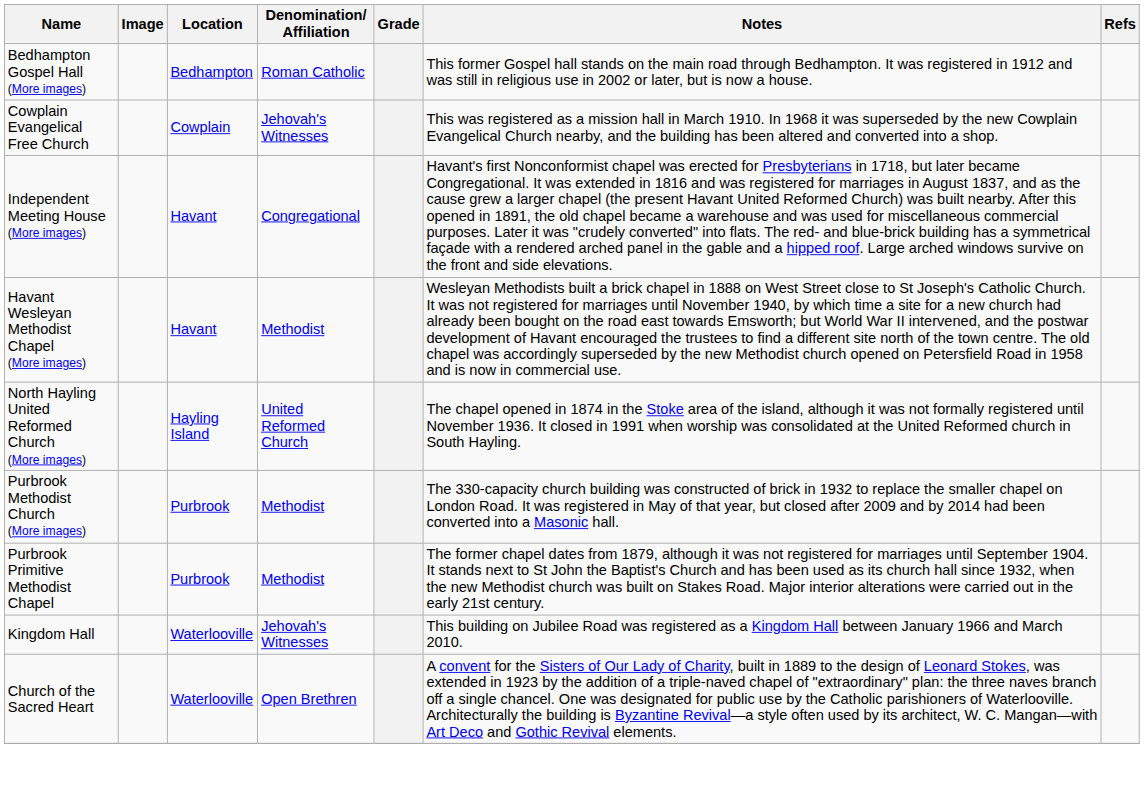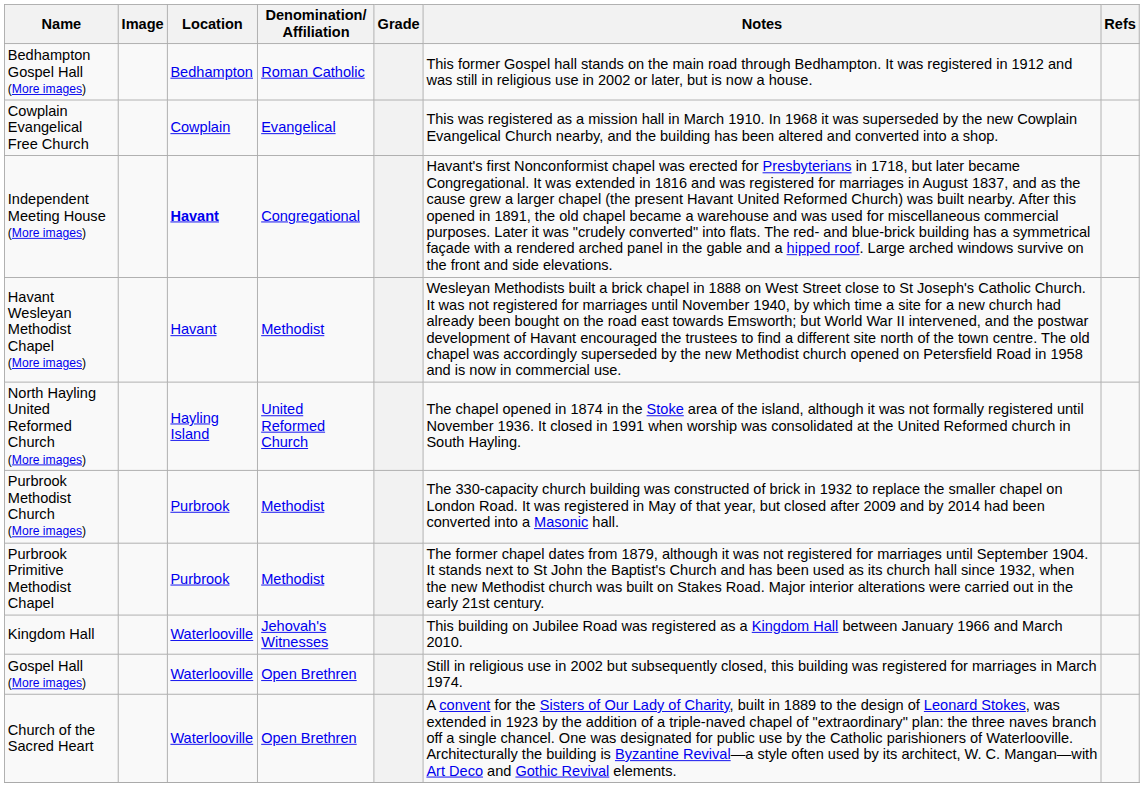(295, 127) Jehovah's Witnesses -> (298, 127) Evangelical
(193, 216) normal -> (195, 216) bold
+ row: (47, 674)
